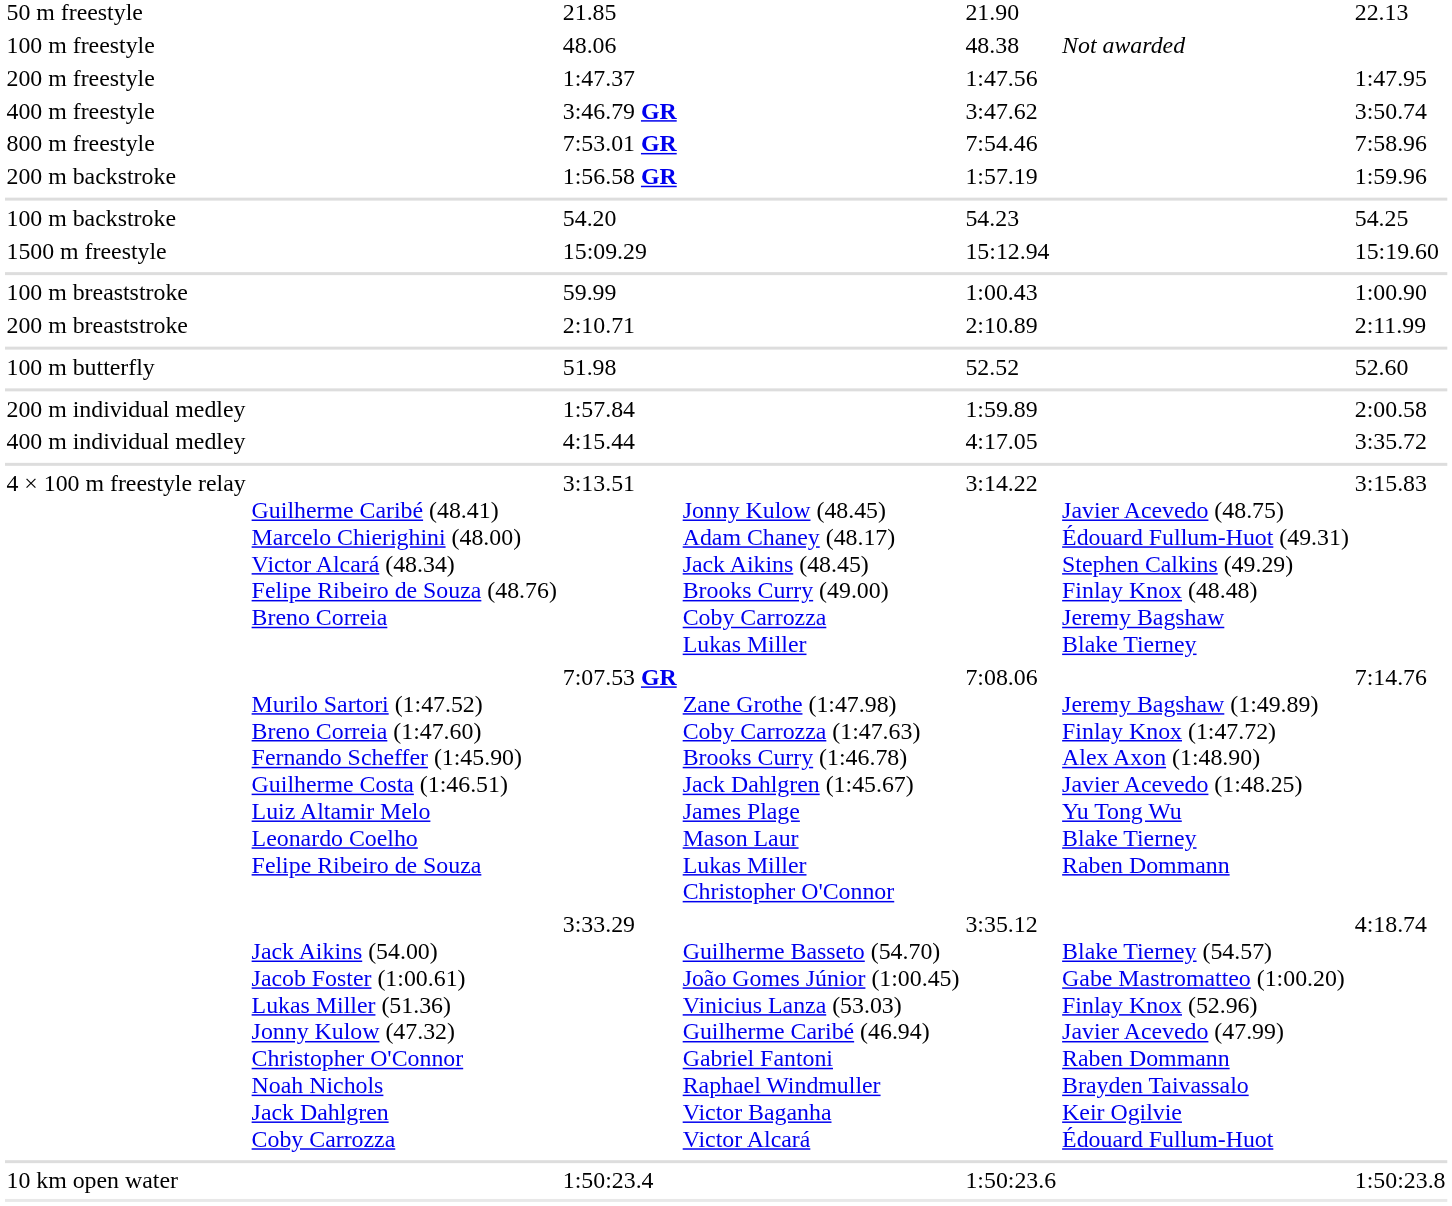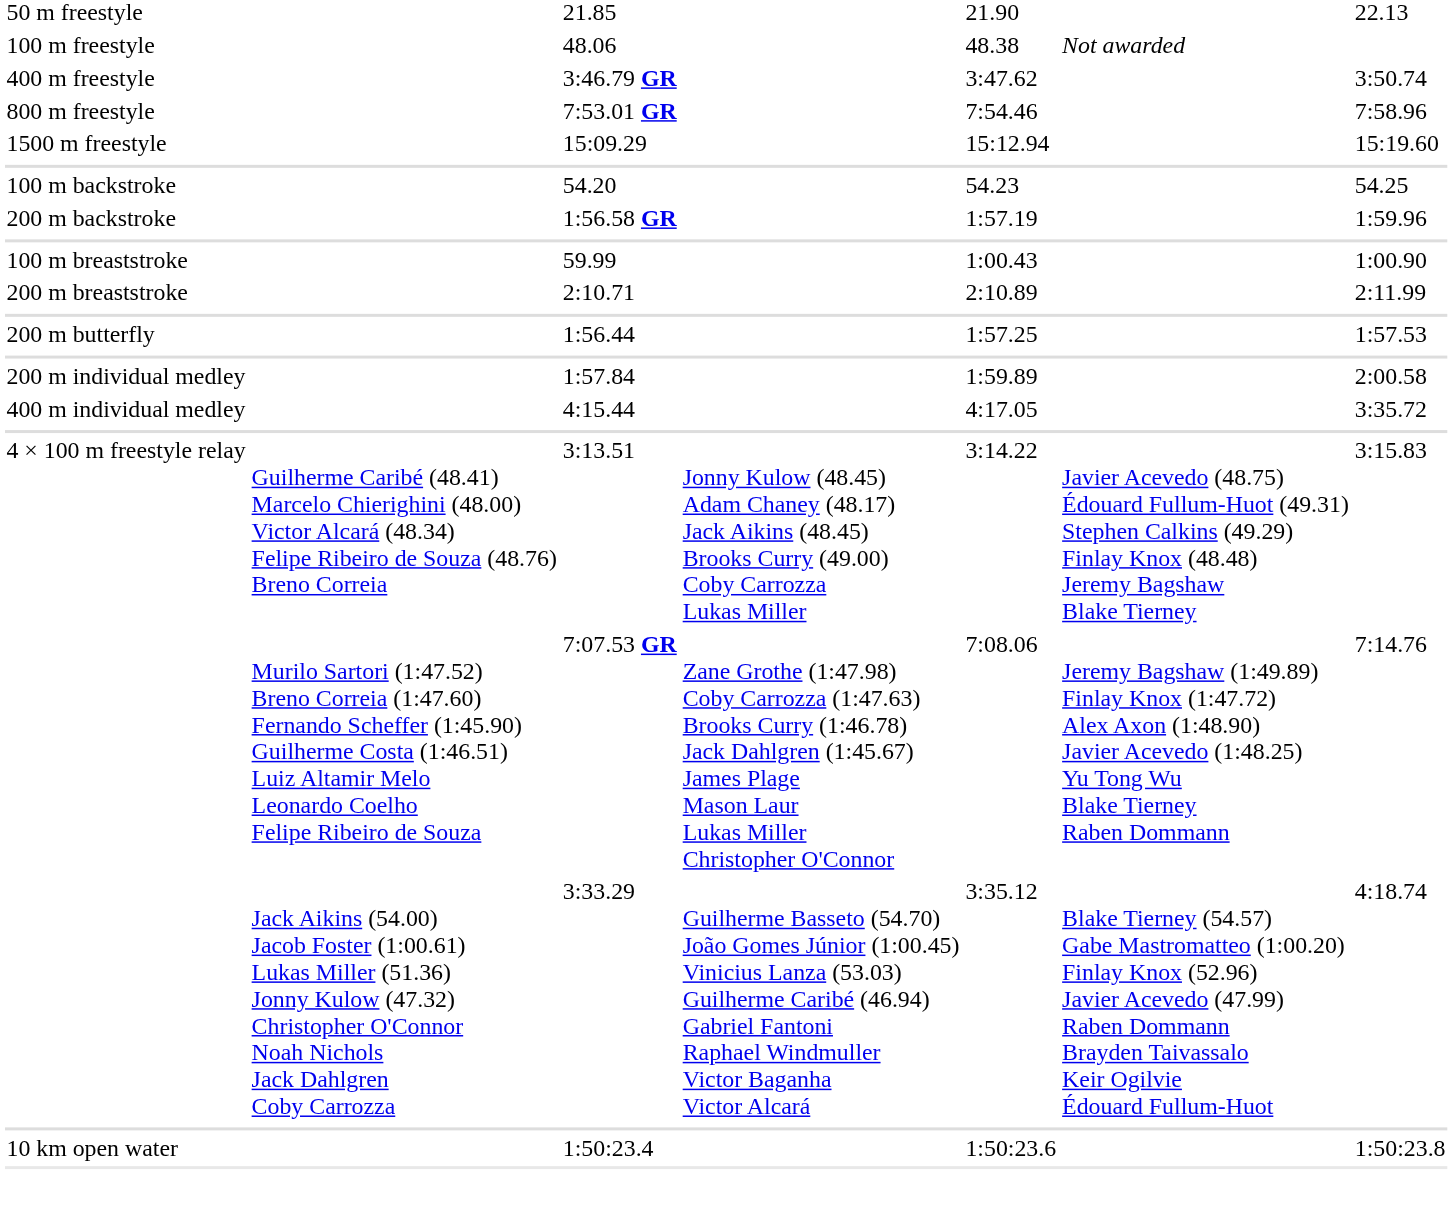- row: (81, 78)
rows swapped: (87, 251) <-> (91, 176)
- row: (81, 367)
+ row: (81, 334)
